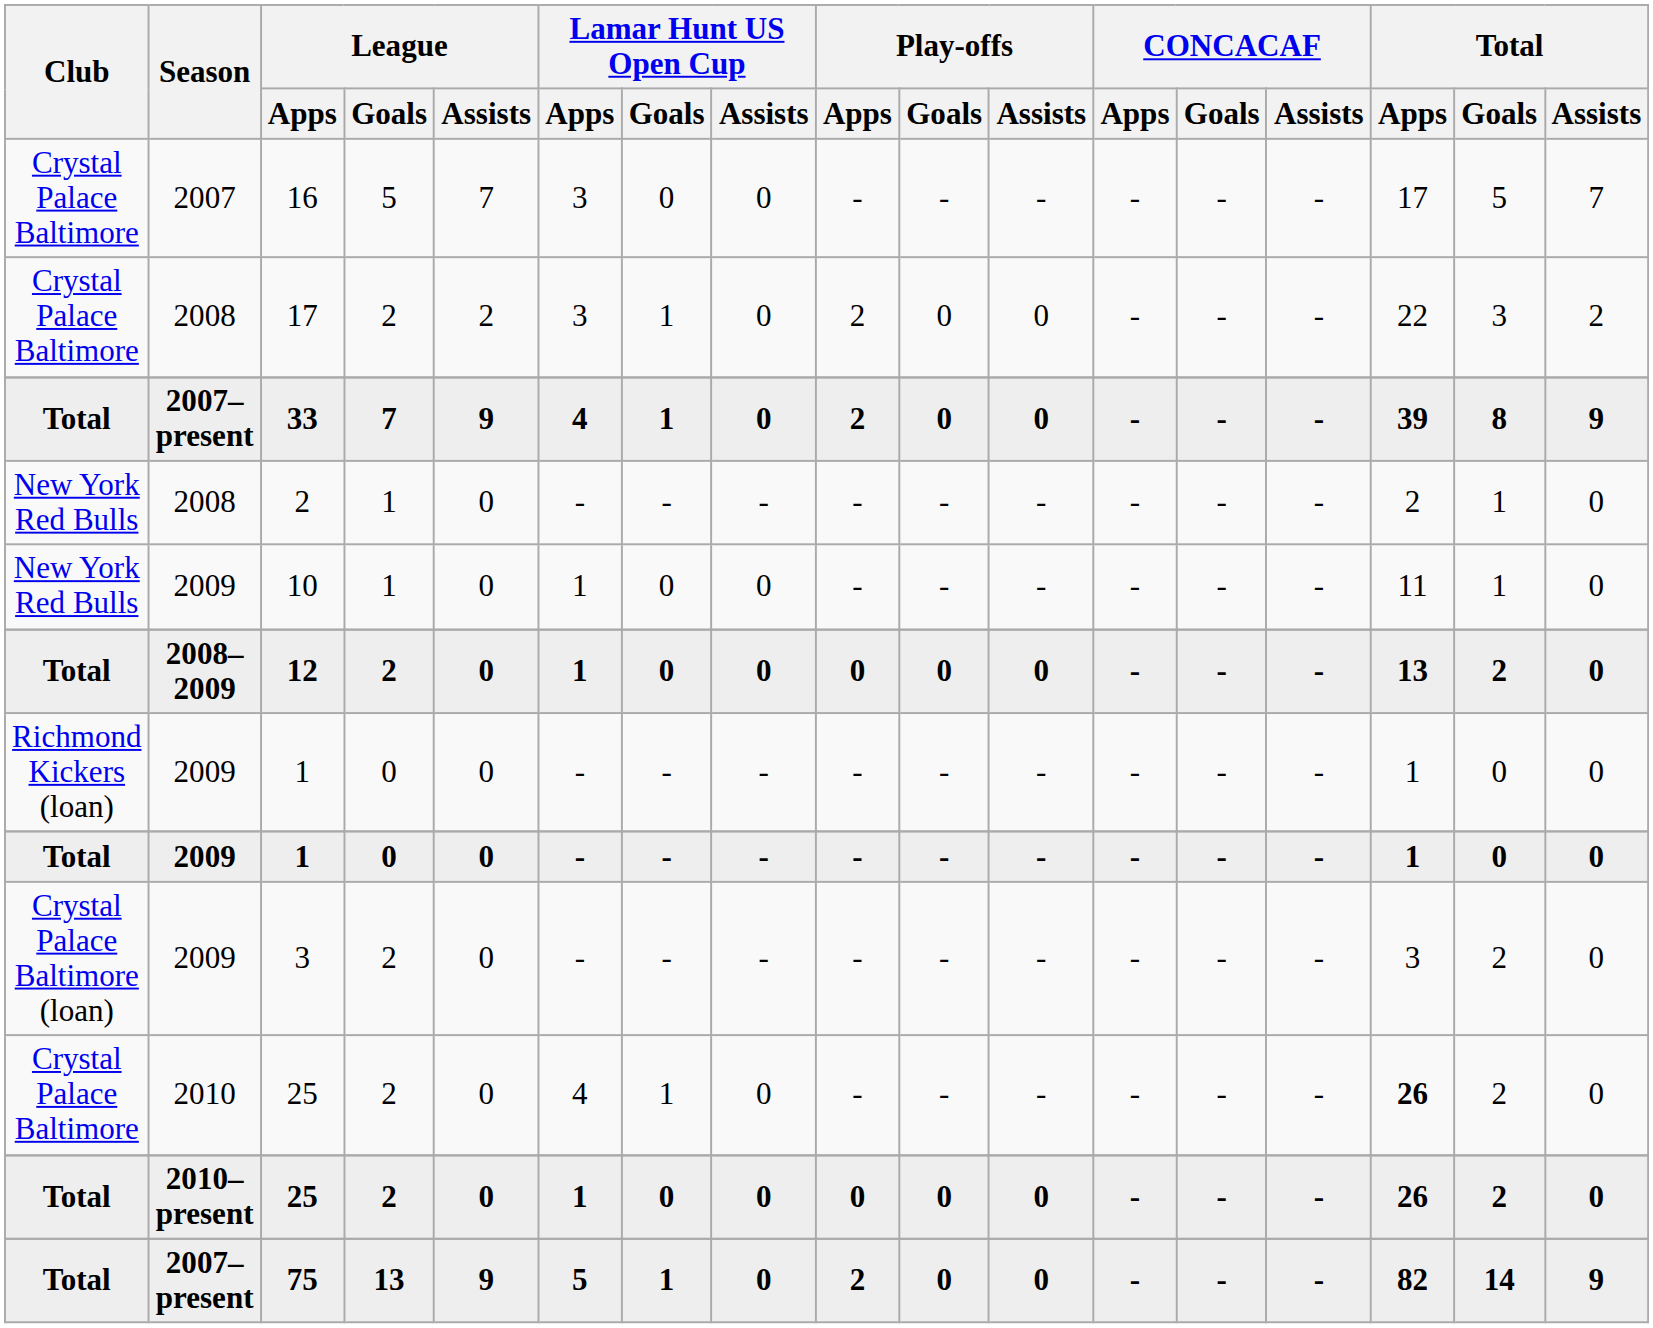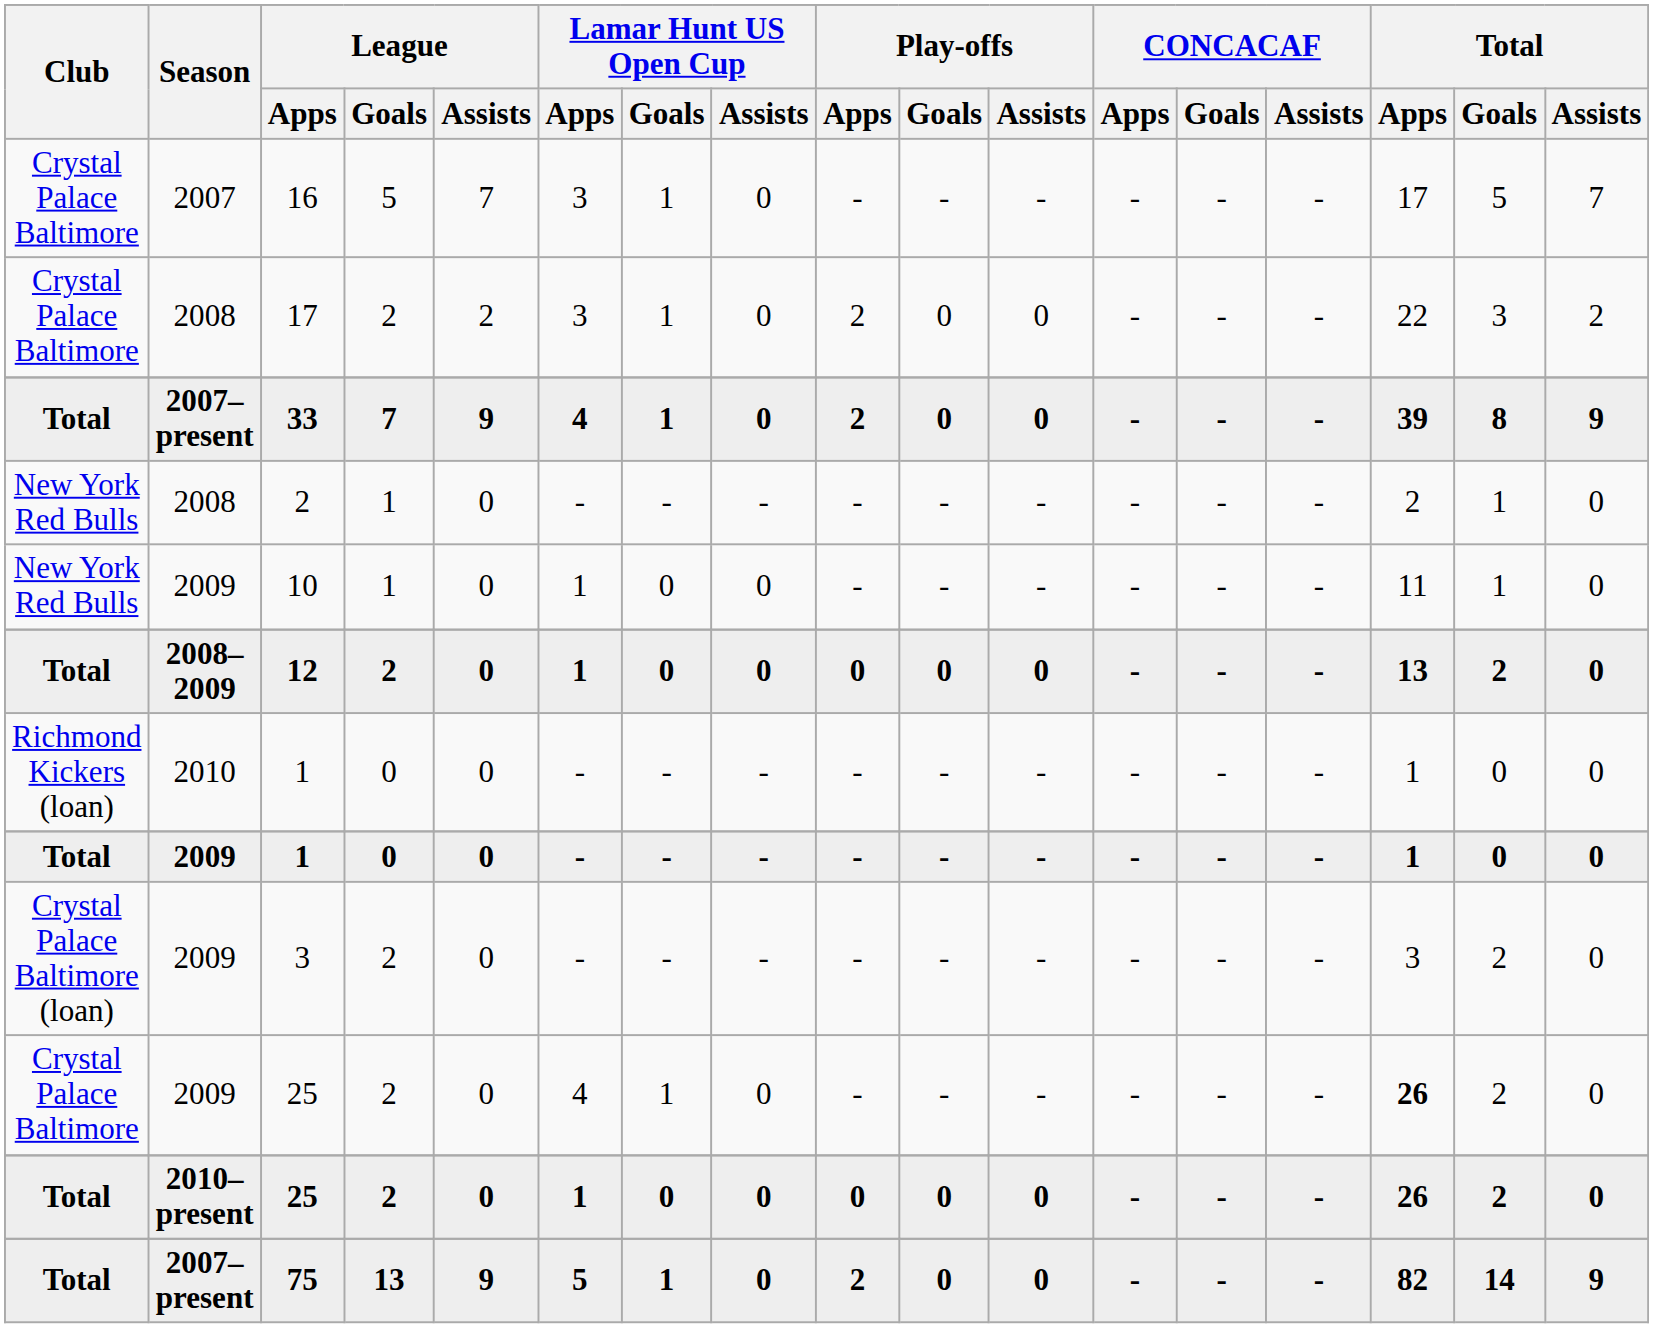(667, 197) 0 -> (667, 197) 1
(205, 772) 2009 -> (205, 772) 2010
(205, 1094) 2010 -> (205, 1094) 2009
